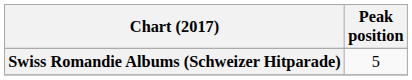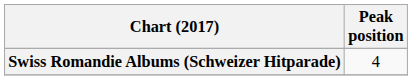(376, 61) 5 -> (376, 61) 4
